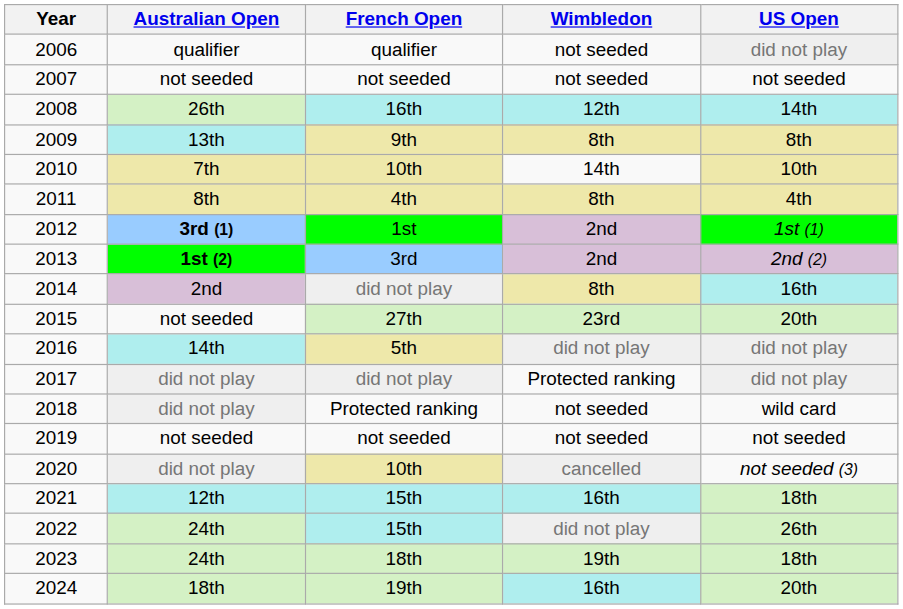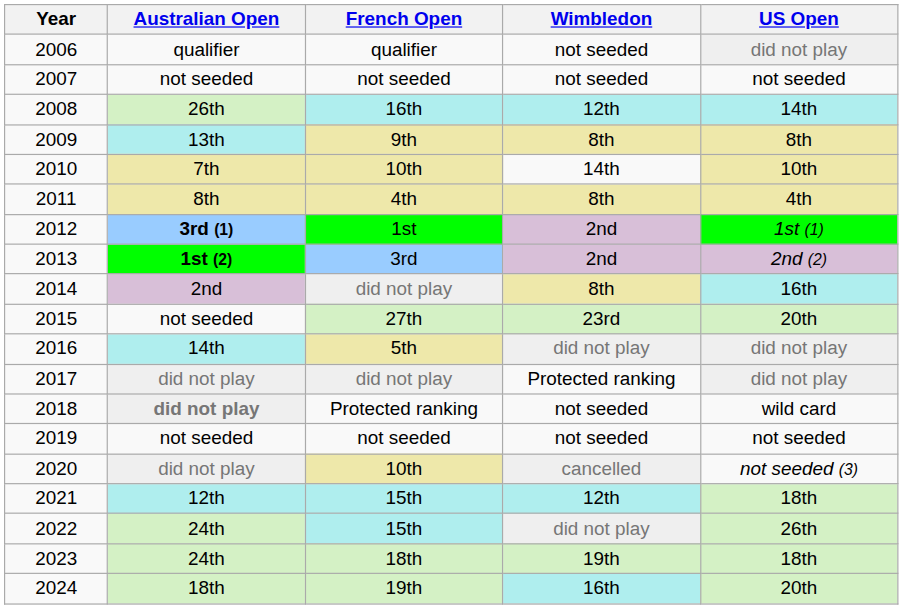(206, 408) normal -> (206, 408) bold
(601, 498) 16th -> (601, 498) 12th
